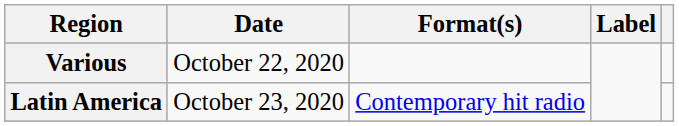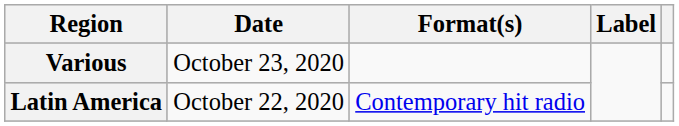(259, 62) October 22, 2020 -> (259, 62) October 23, 2020
(259, 101) October 23, 2020 -> (259, 101) October 22, 2020
